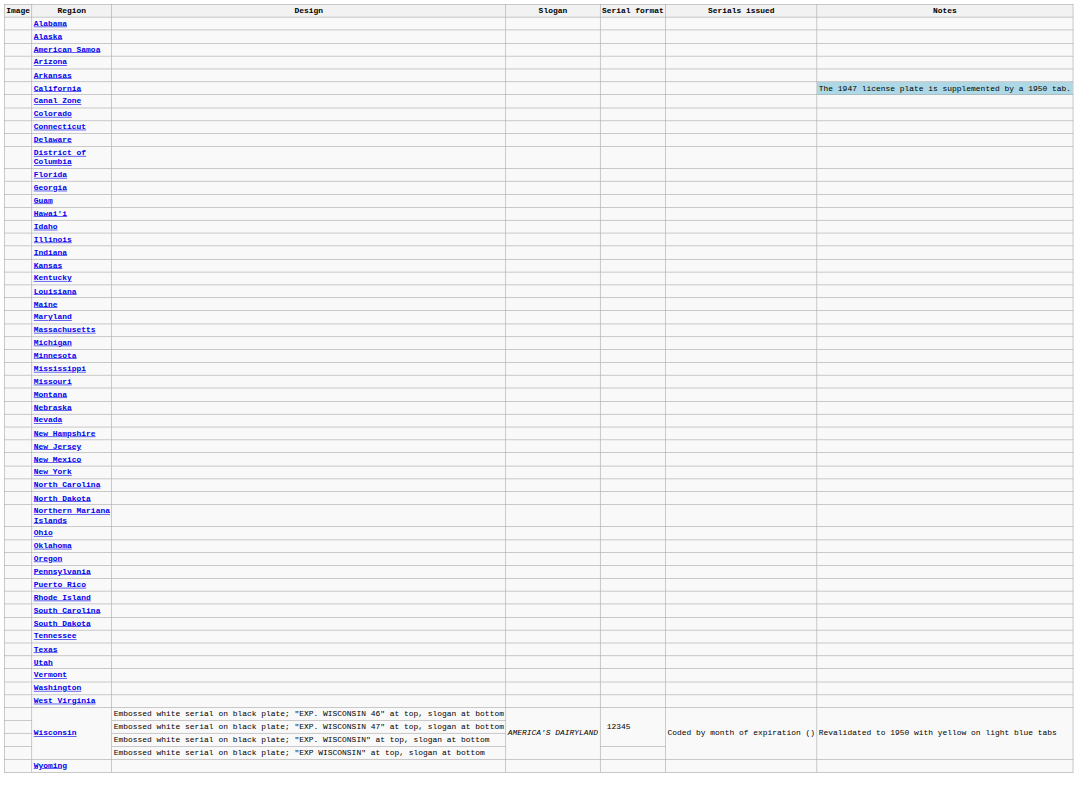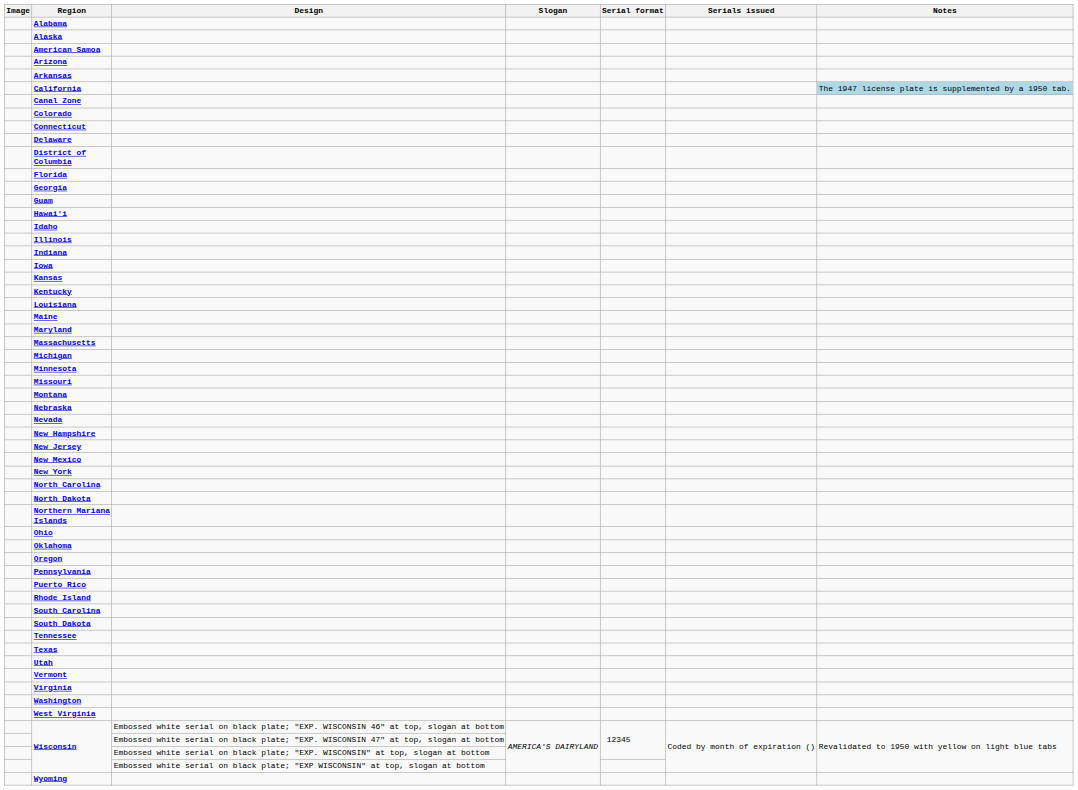+ row: (43, 265)
- row: (60, 369)
+ row: (53, 688)
